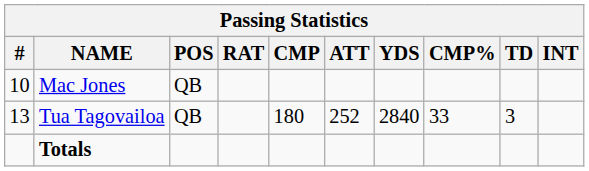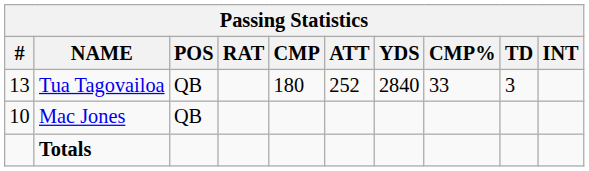rows swapped: (102, 117) <-> (82, 85)
